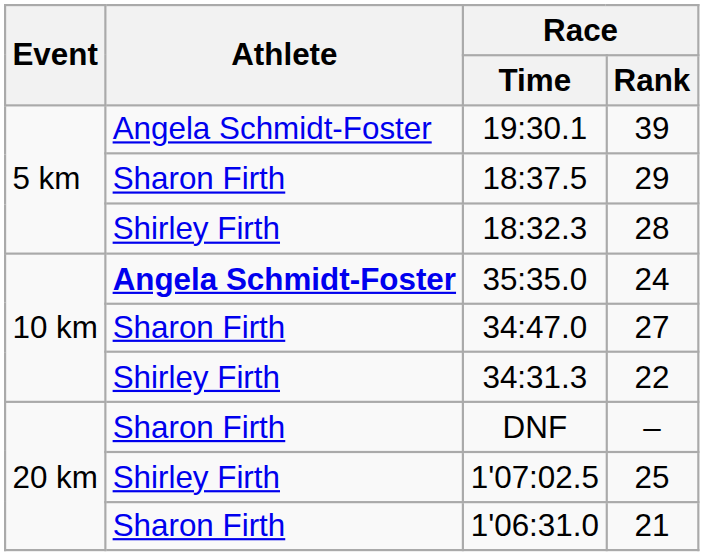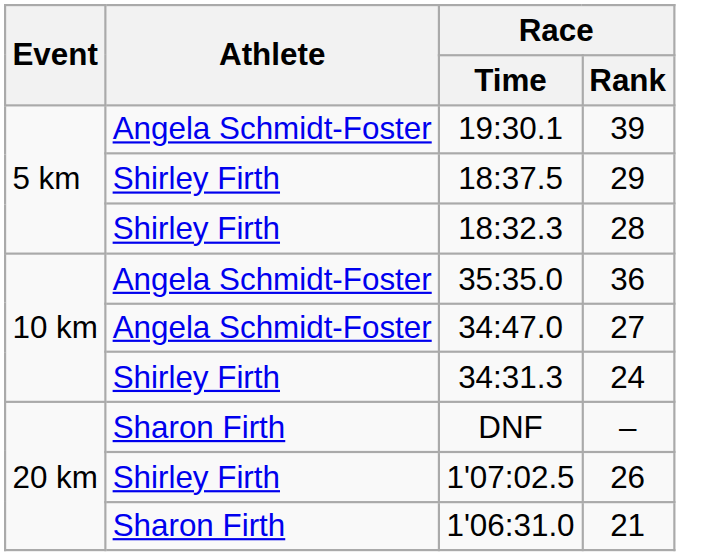(199, 179) Sharon Firth -> (196, 179) Shirley Firth
(284, 278) bold -> (272, 278) normal
(652, 278) 24 -> (628, 278) 36
(199, 328) Sharon Firth -> (272, 328) Angela Schmidt-Foster
(652, 377) 22 -> (628, 377) 24
(652, 477) 25 -> (628, 477) 26
